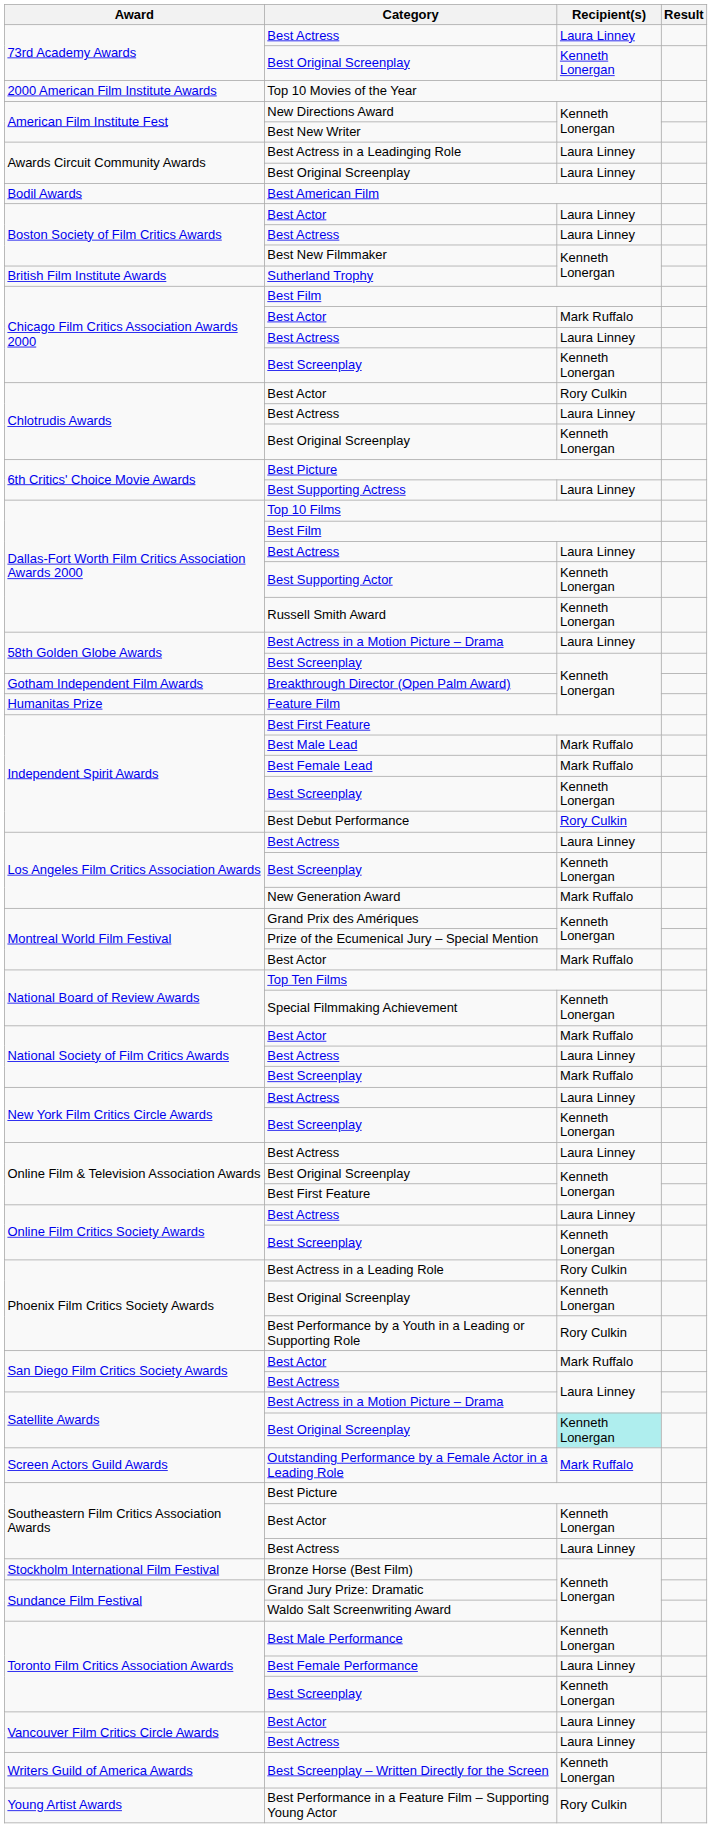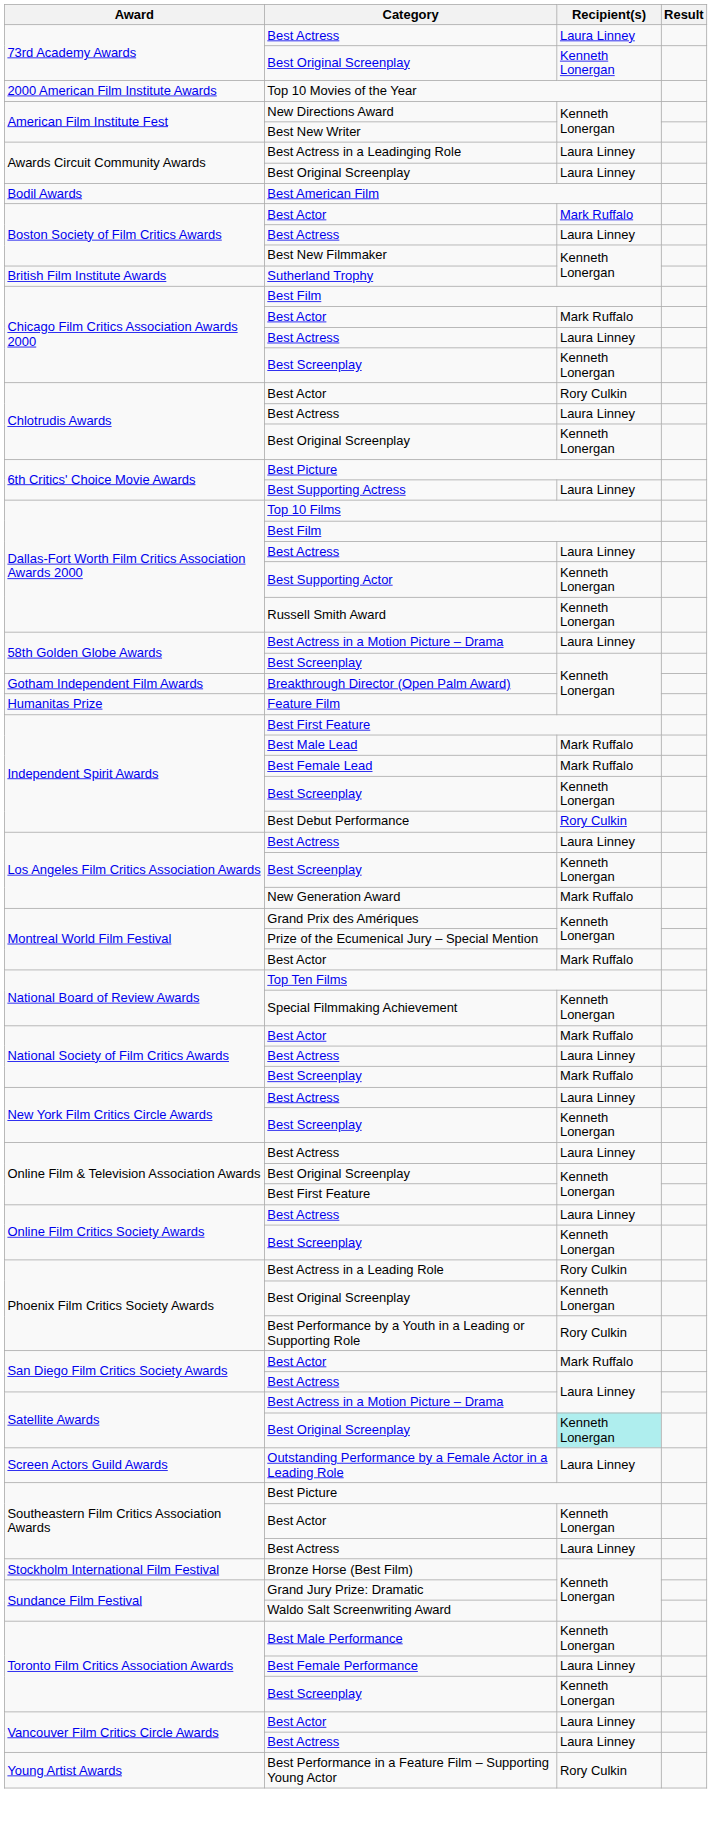(597, 214) Laura Linney -> (597, 214) Mark Ruffalo
(597, 1465) Mark Ruffalo -> (597, 1465) Laura Linney
- row: (100, 1770)
